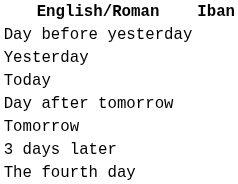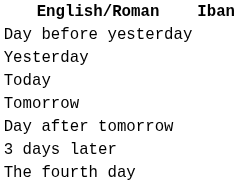rows swapped: (41, 127) <-> (89, 104)
